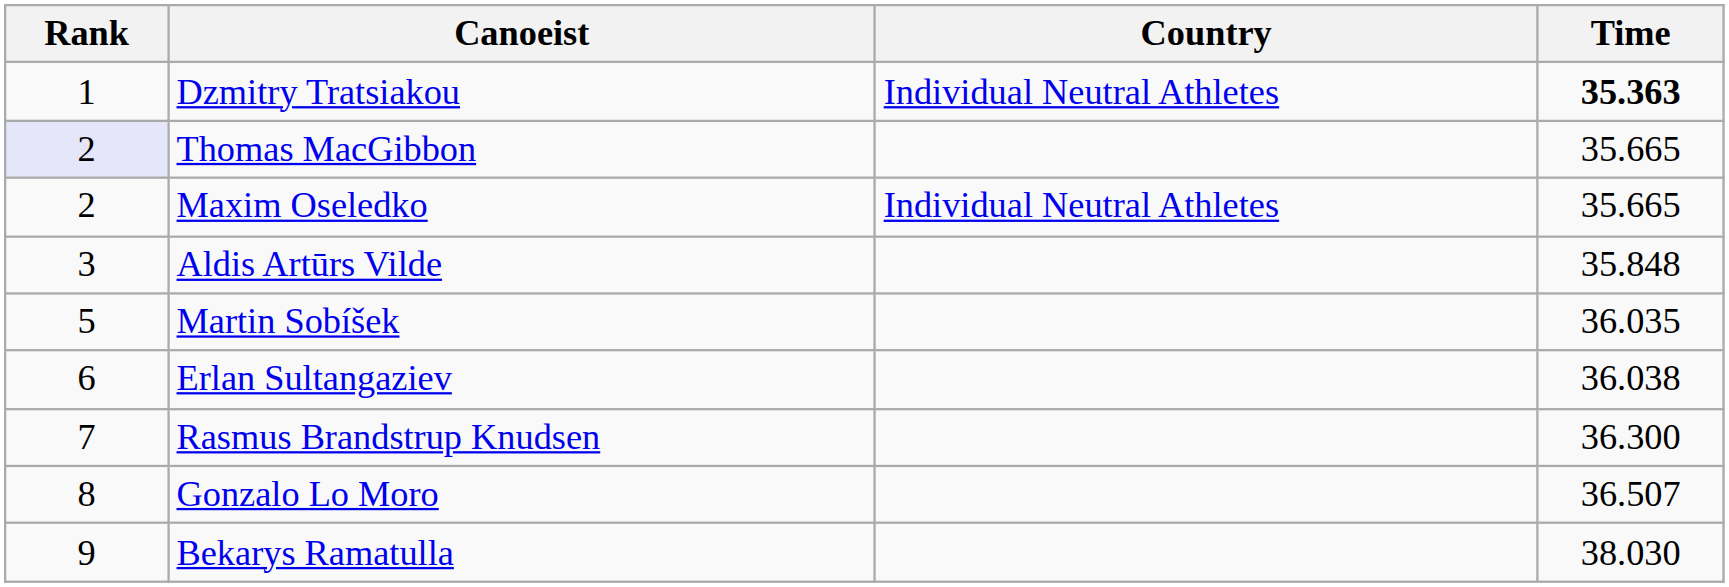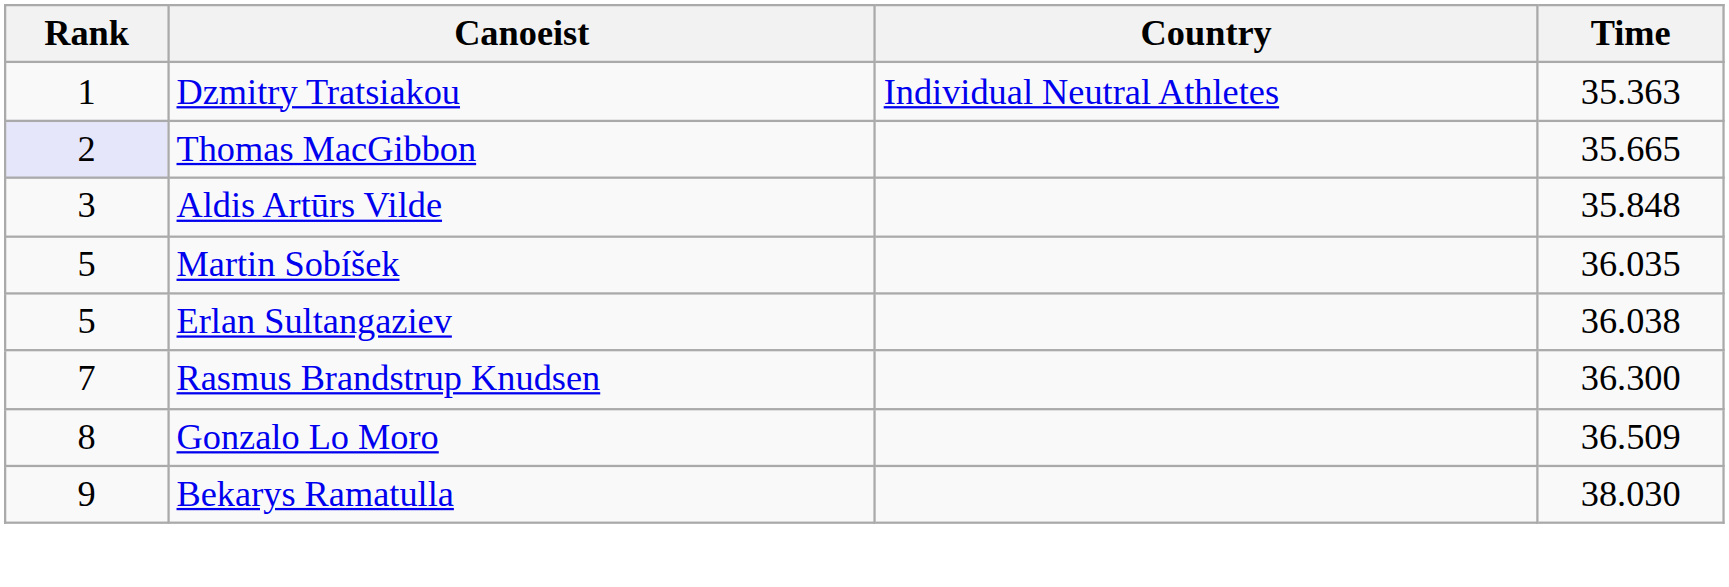(1631, 90) bold -> (1631, 90) normal
- row: (302, 206)
(87, 378) 6 -> (87, 321) 5
(1631, 494) 36.507 -> (1631, 436) 36.509
